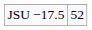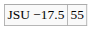(77, 15) 52 -> (77, 15) 55
